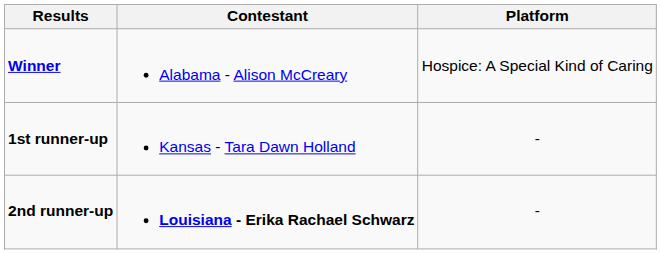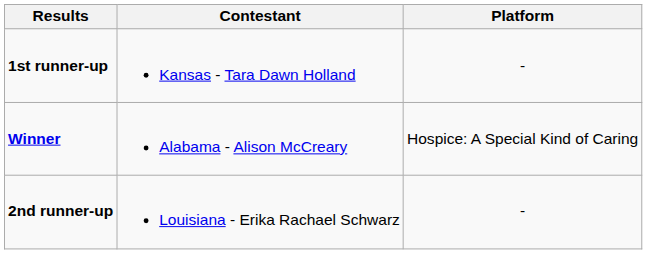rows swapped: (34, 65) <-> (58, 138)
(267, 221) bold -> (260, 221) normal
